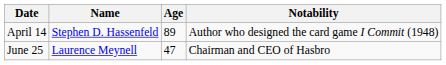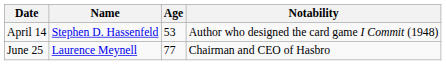(170, 32) 89 -> (170, 32) 53
(170, 50) 47 -> (170, 50) 77
